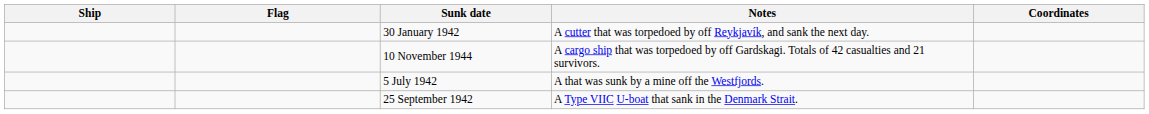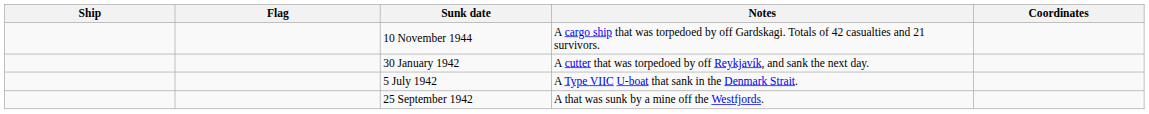rows swapped: (421, 31) <-> (428, 56)
(659, 81) A that was sunk by a mine off the Westfjords. -> (676, 81) A Type VIIC U-boat that sank in the Denmark Strait.
(676, 99) A Type VIIC U-boat that sank in the Denmark Strait. -> (659, 99) A that was sunk by a mine off the Westfjords.
